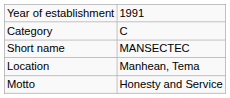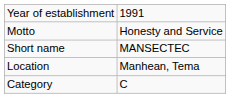rows swapped: (21, 84) <-> (30, 31)
